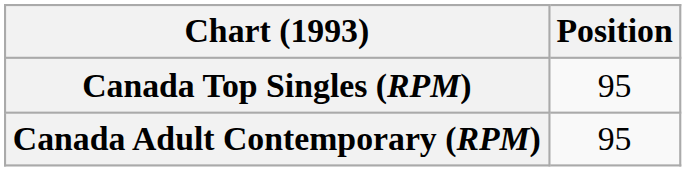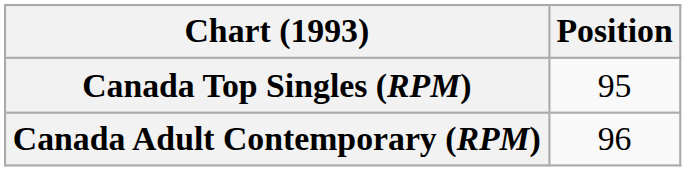(615, 138) 95 -> (615, 138) 96
